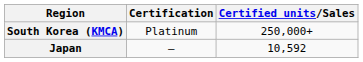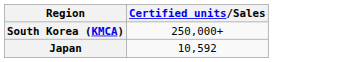- column: (171, 13)
